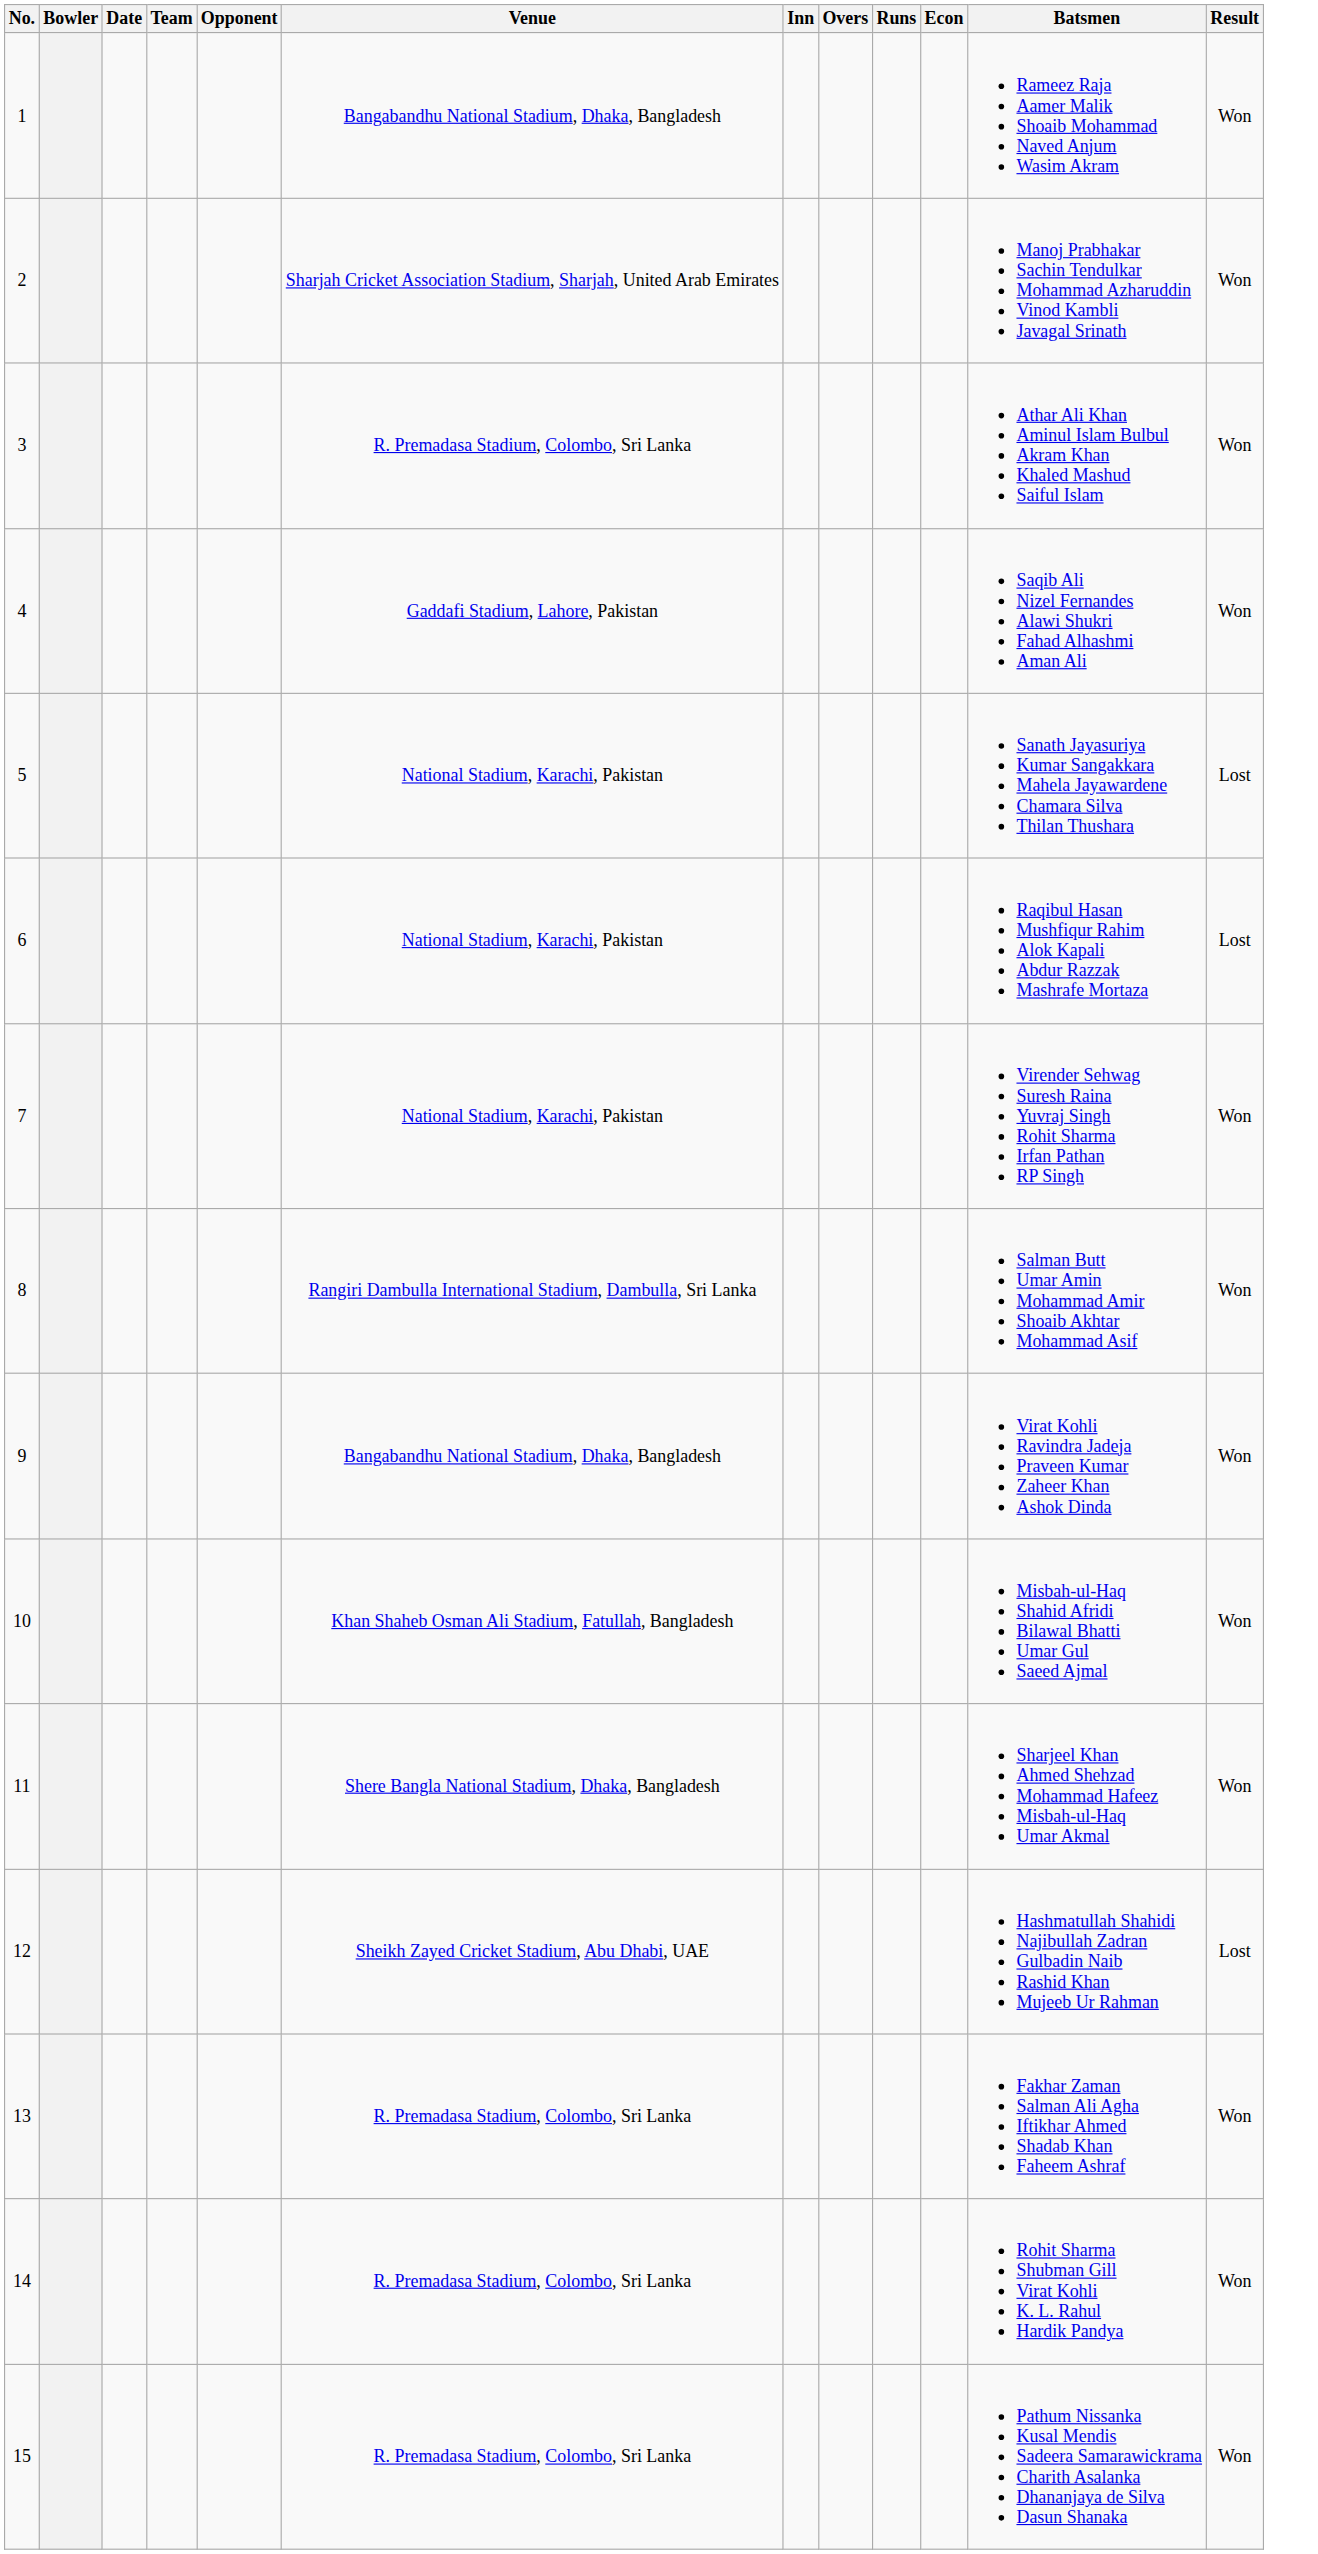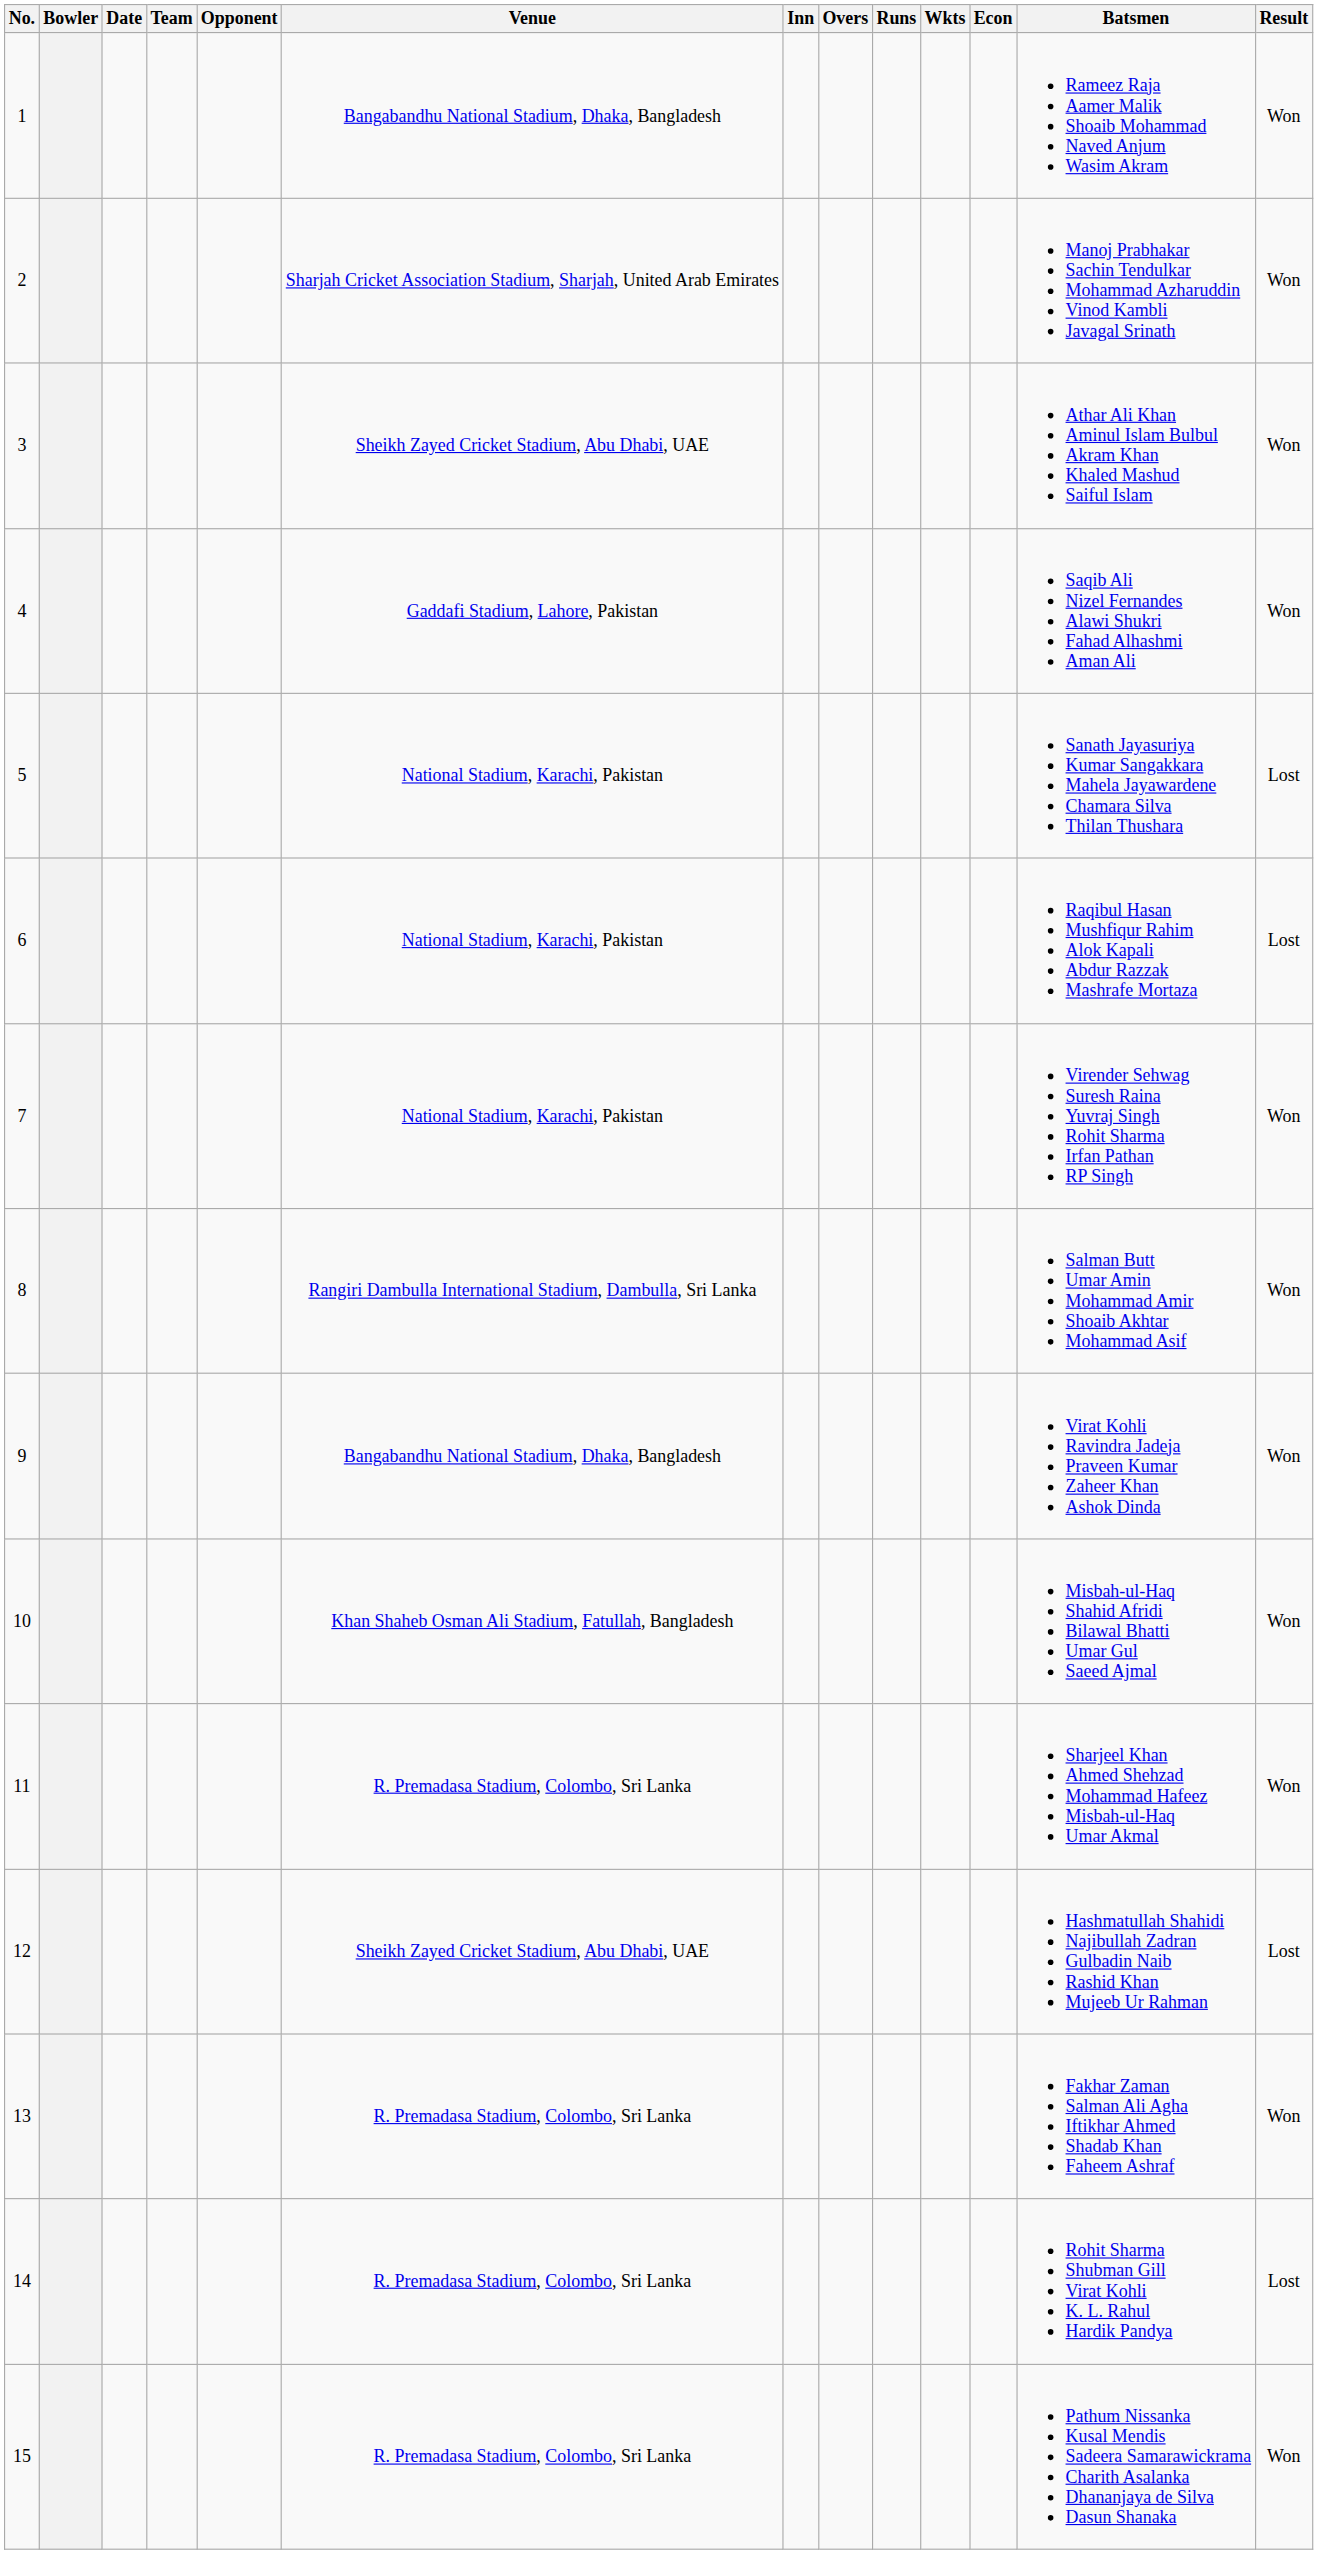+ column: (945, 18)
(532, 445) R. Premadasa Stadium, Colombo, Sri Lanka -> (532, 445) Sheikh Zayed Cricket Stadium, Abu Dhabi, UAE
(532, 1786) Shere Bangla National Stadium, Dhaka, Bangladesh -> (532, 1786) R. Premadasa Stadium, Colombo, Sri Lanka
(1235, 2281) Won -> (1284, 2281) Lost
